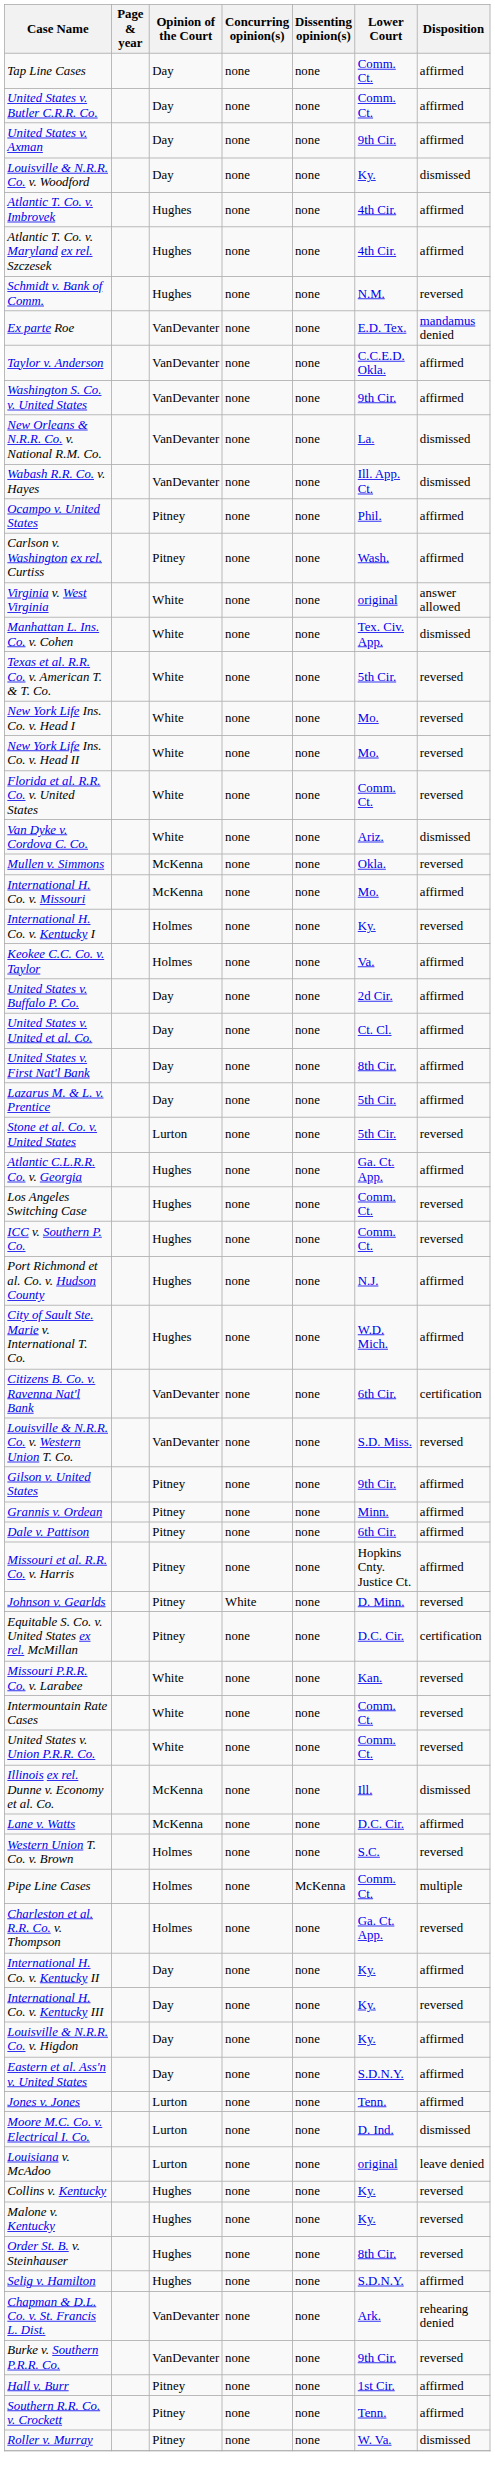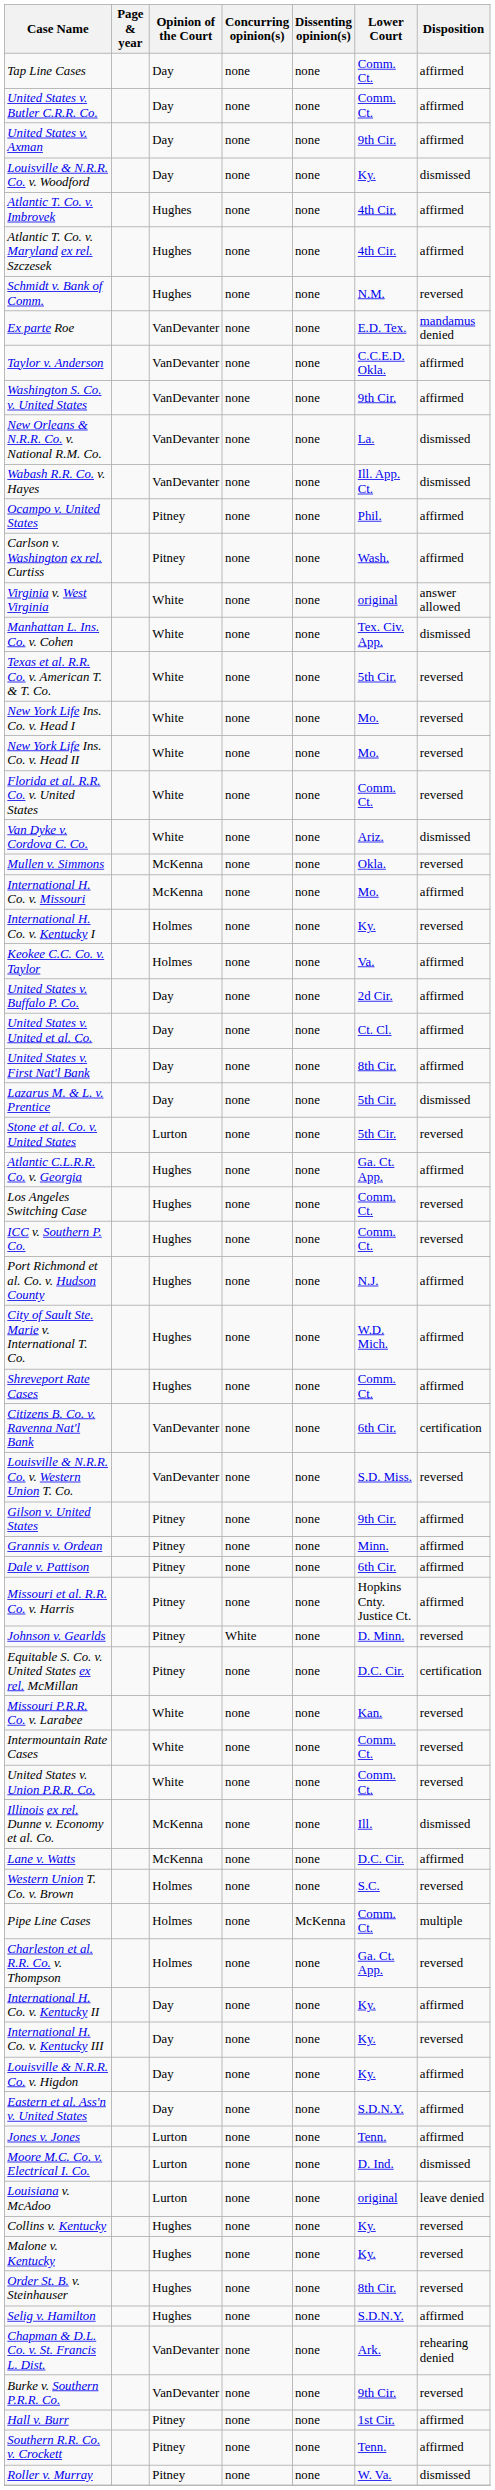(442, 1100) affirmed -> (445, 1100) dismissed
+ row: (49, 1386)
